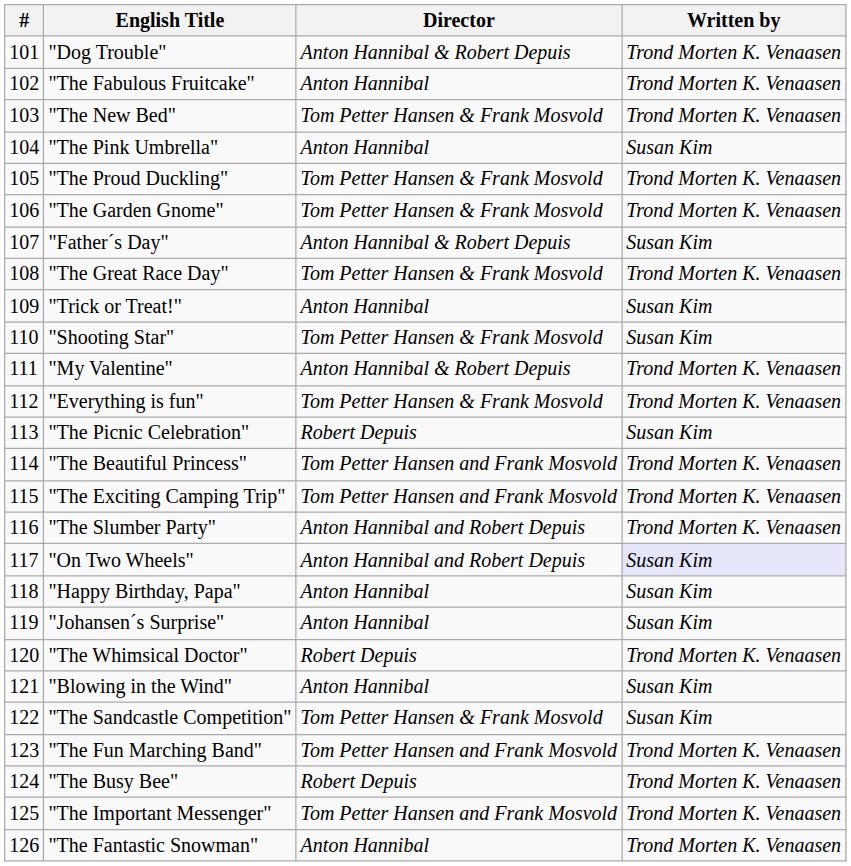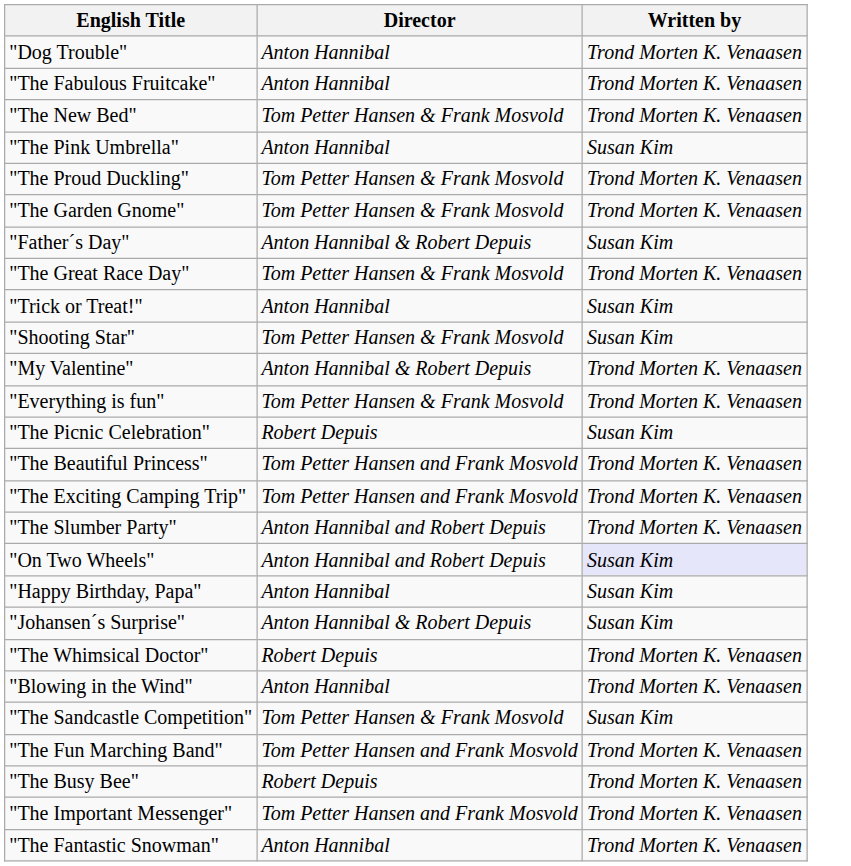- column: (24, 20)
(436, 52) Anton Hannibal & Robert Depuis -> (326, 52) Anton Hannibal
(365, 623) Anton Hannibal -> (396, 623) Anton Hannibal & Robert Depuis
(669, 686) Susan Kim -> (694, 686) Trond Morten K. Venaasen
